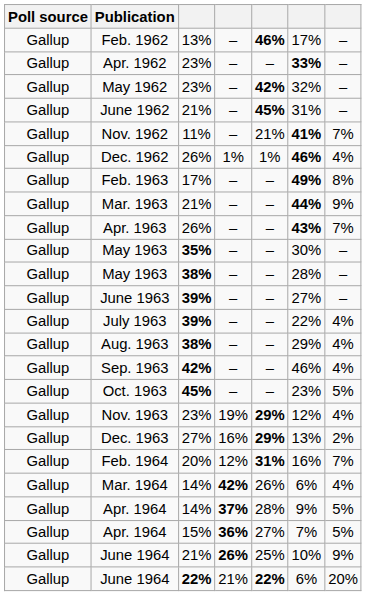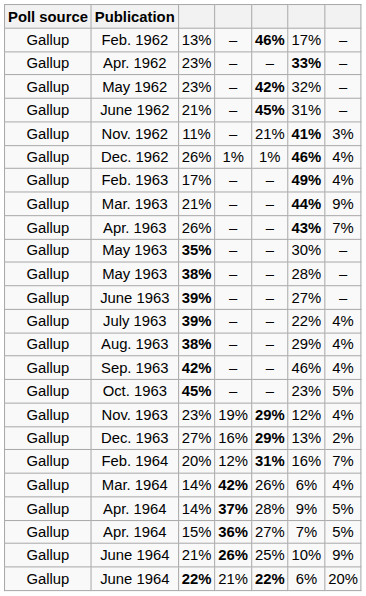(343, 134) 7% -> (343, 134) 3%
(343, 181) 8% -> (343, 181) 4%
